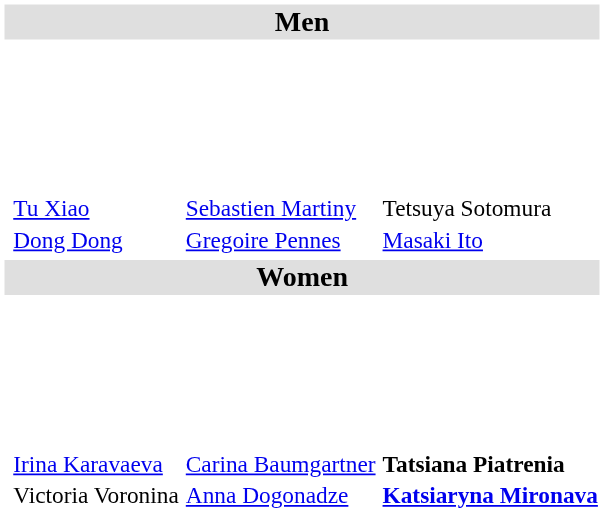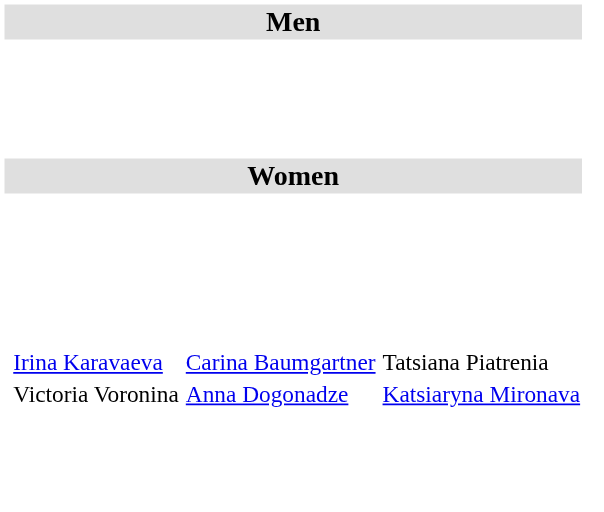- row: (68, 224)
(490, 478) bold -> (481, 378) normal
